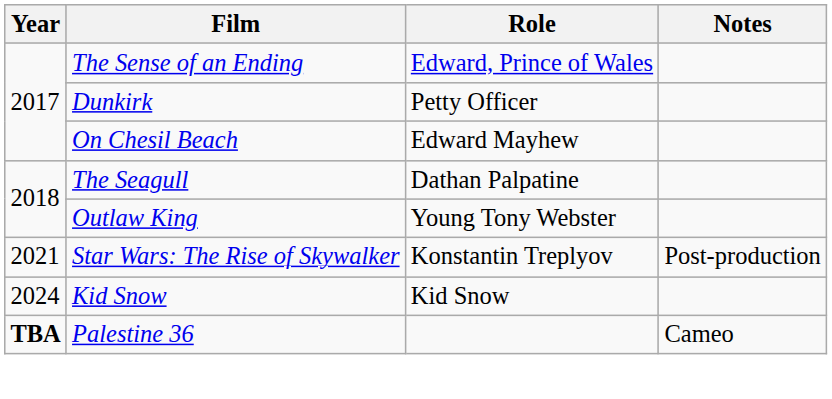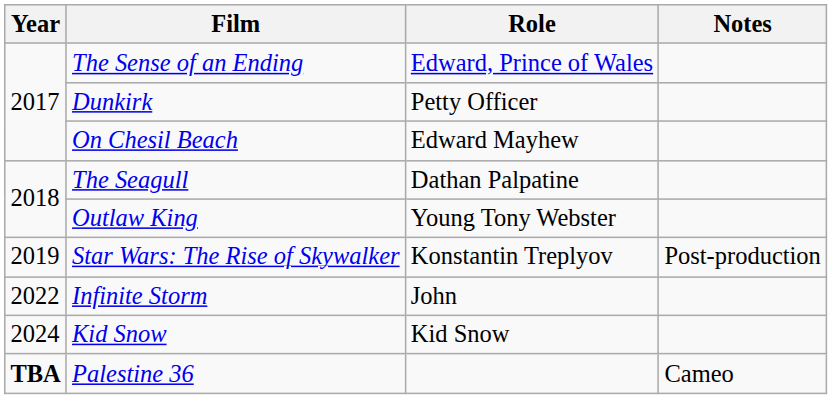(35, 256) 2021 -> (35, 256) 2019
+ row: (140, 295)
